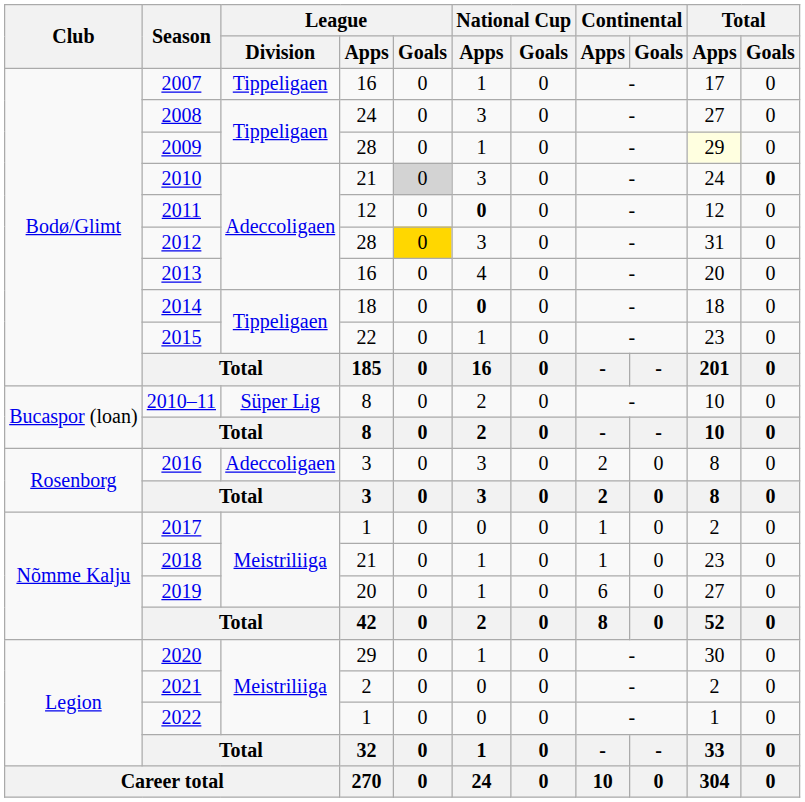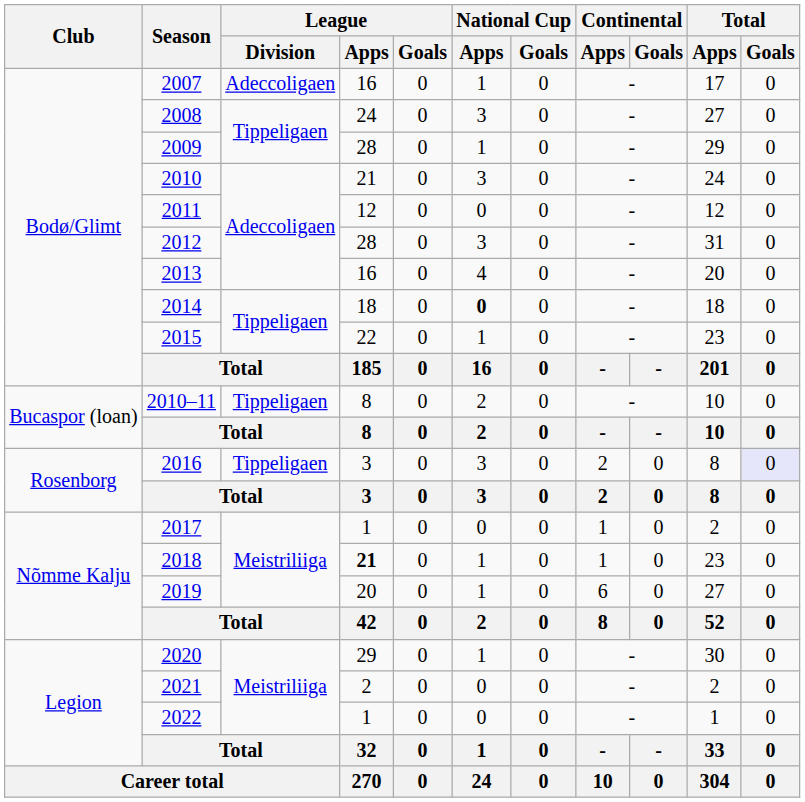(280, 83) Tippeligaen -> (280, 83) Adeccoligaen
(715, 147) lightyellow background -> (715, 147) no background
(423, 178) lightgrey background -> (423, 178) no background
(770, 178) bold -> (770, 178) normal
(481, 210) bold -> (481, 210) normal
(423, 242) gold background -> (423, 242) no background
(280, 400) Süper Lig -> (280, 400) Tippeligaen
(280, 464) Adeccoligaen -> (280, 464) Tippeligaen
(770, 464) no background -> (770, 464) lavender background
(367, 559) normal -> (367, 559) bold
